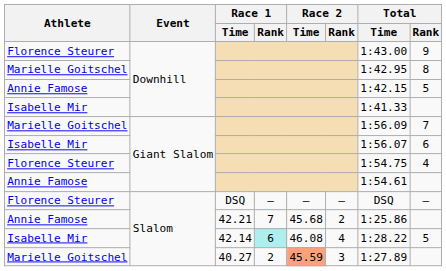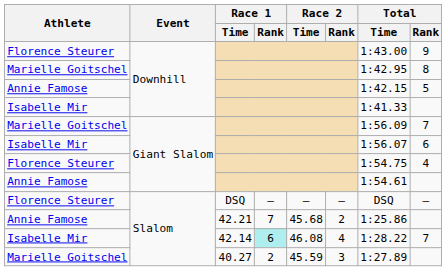(426, 238) 5 -> (426, 238) 7
(306, 256) lightsalmon background -> (306, 256) no background
